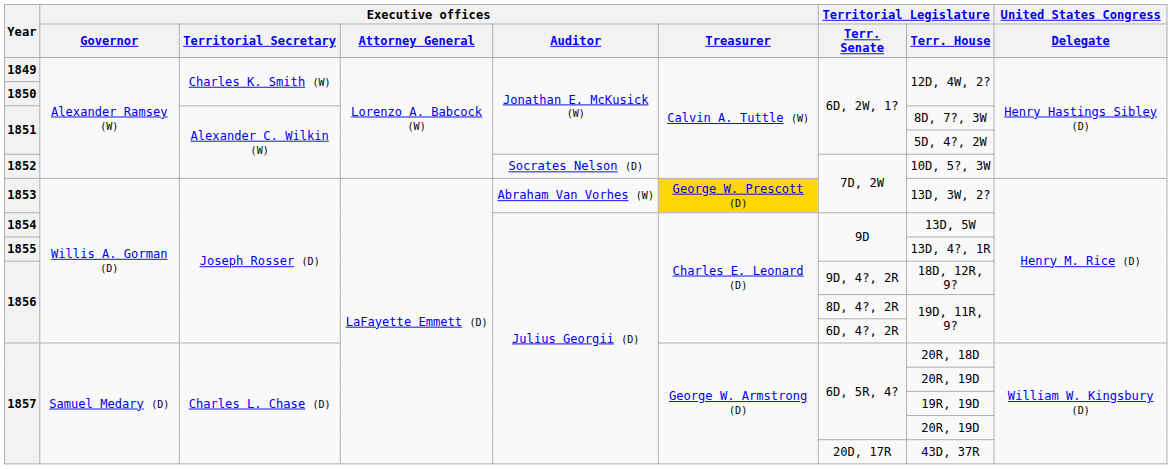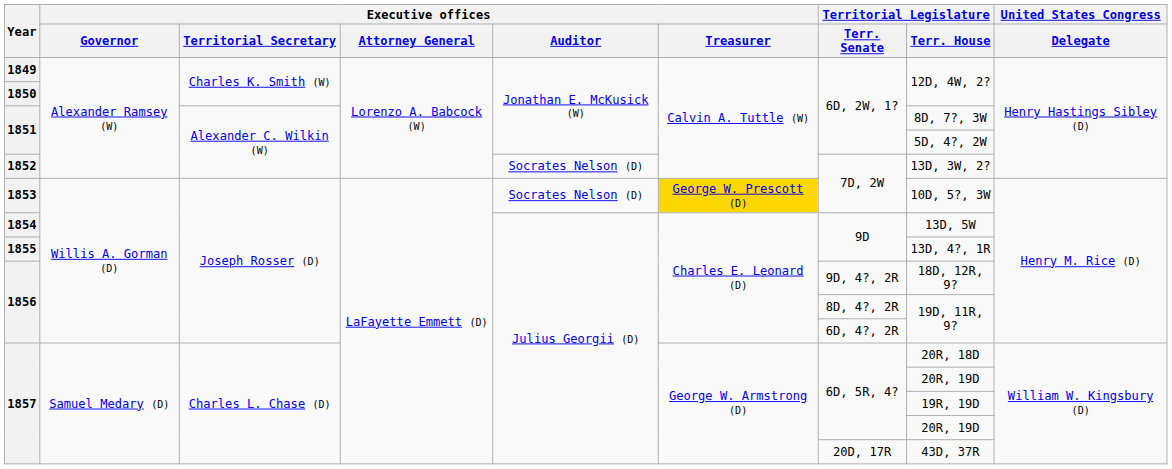(950, 167) 10D, 5?, 3W -> (950, 167) 13D, 3W, 2?
(576, 196) Abraham Van Vorhes (W) -> (576, 196) Socrates Nelson (D)
(950, 196) 13D, 3W, 2? -> (950, 196) 10D, 5?, 3W
